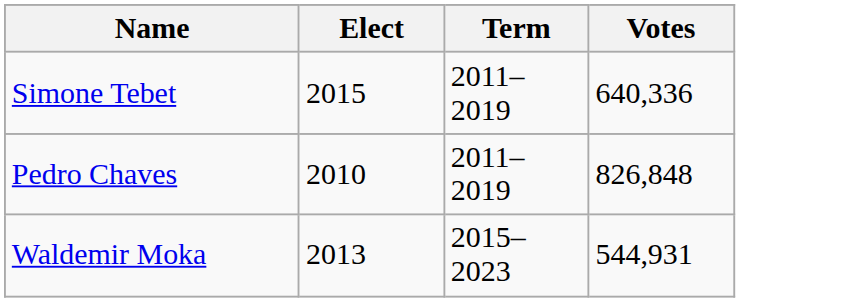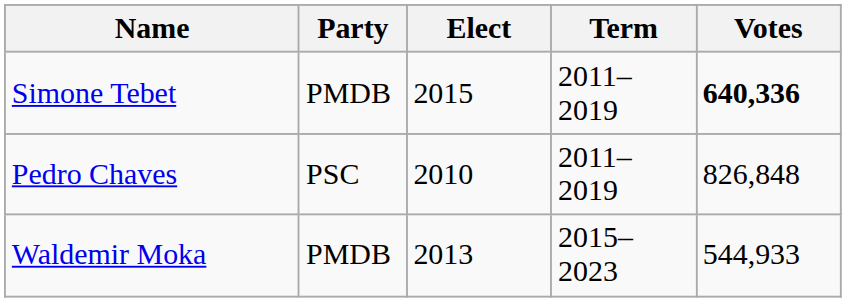+ column: (353, 28)
(644, 92) normal -> (751, 92) bold
(644, 254) 544,931 -> (751, 254) 544,933
